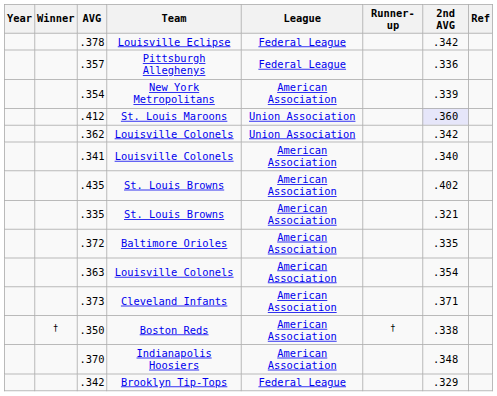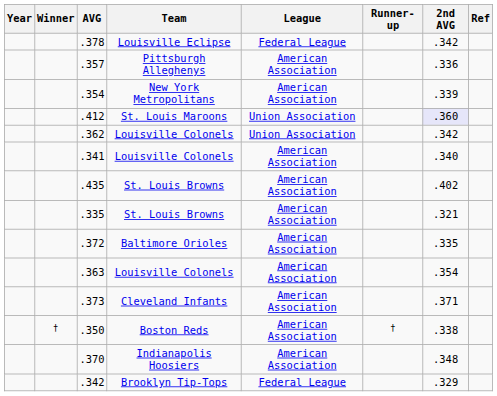(302, 65) Federal League -> (302, 65) American Association
